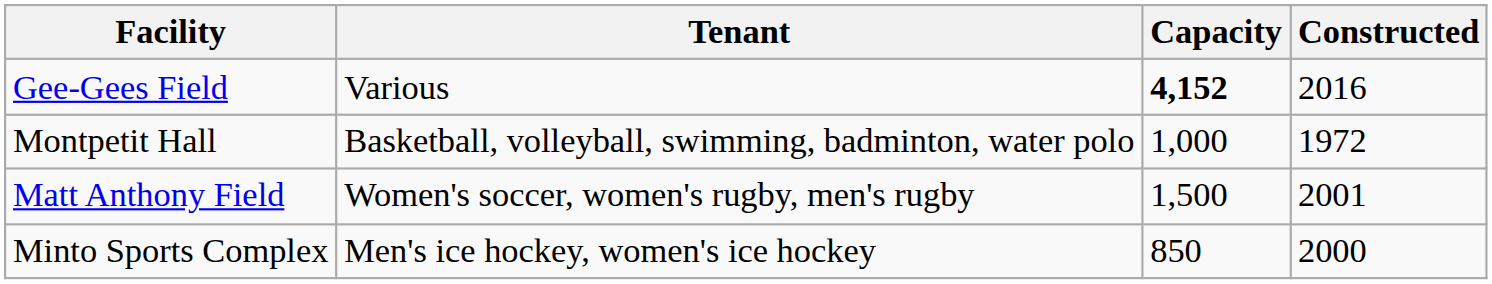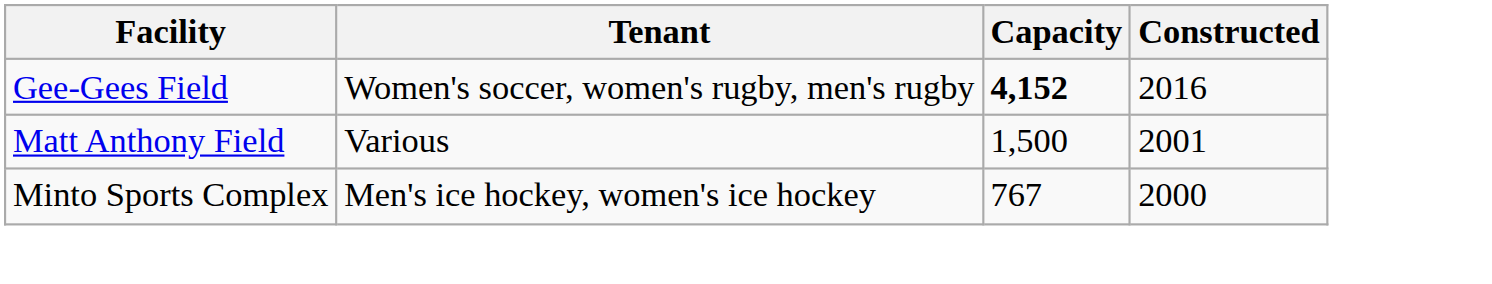(397, 86) Various -> (659, 86) Women's soccer, women's rugby, men's rugby
- row: (115, 140)
(659, 195) Women's soccer, women's rugby, men's rugby -> (397, 140) Various
(1176, 250) 850 -> (1016, 195) 767
